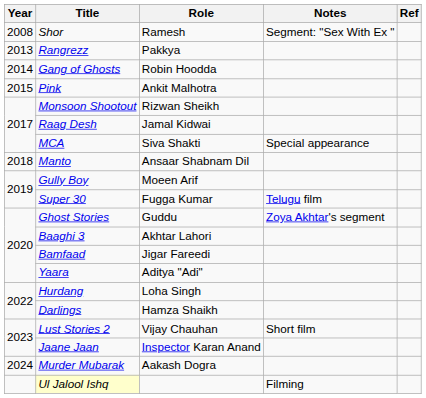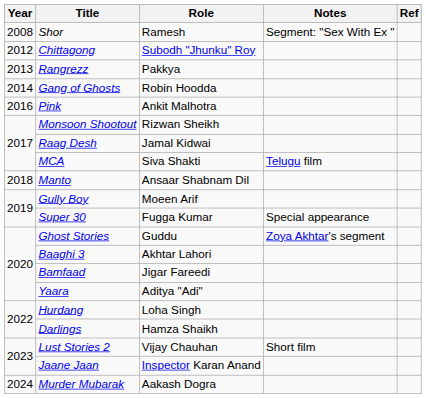+ row: (67, 50)
(20, 87) 2015 -> (20, 106) 2016
(318, 143) Special appearance -> (294, 161) Telugu film
(294, 198) Telugu film -> (318, 217) Special appearance
- row: (73, 384)
